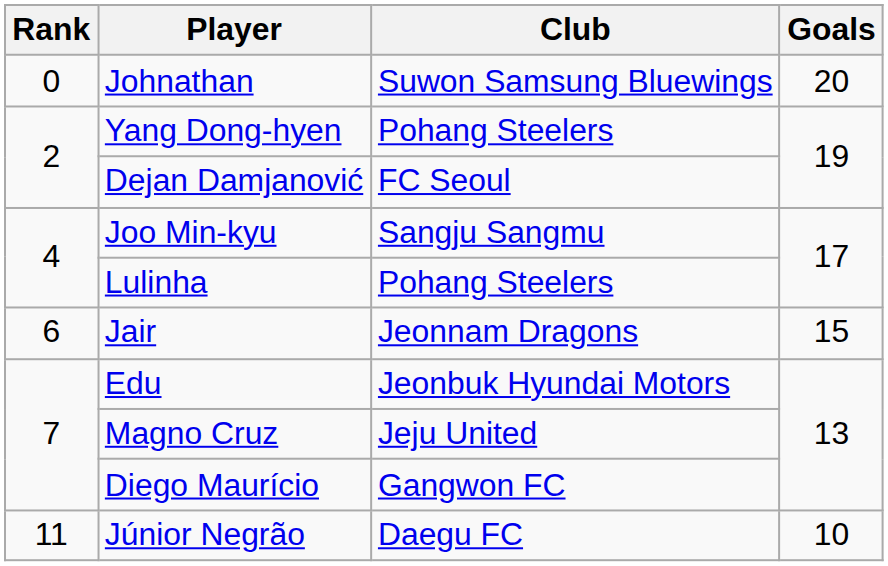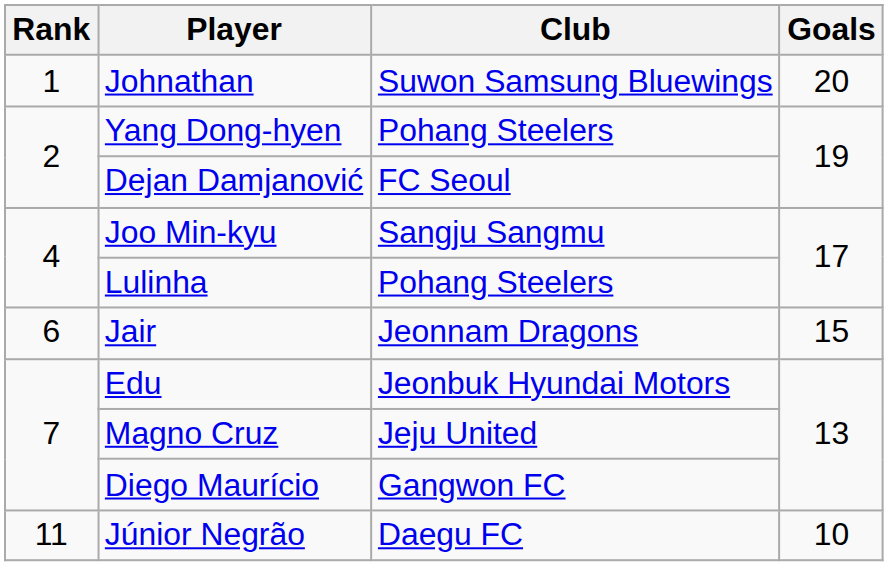(51, 80) 0 -> (51, 80) 1
